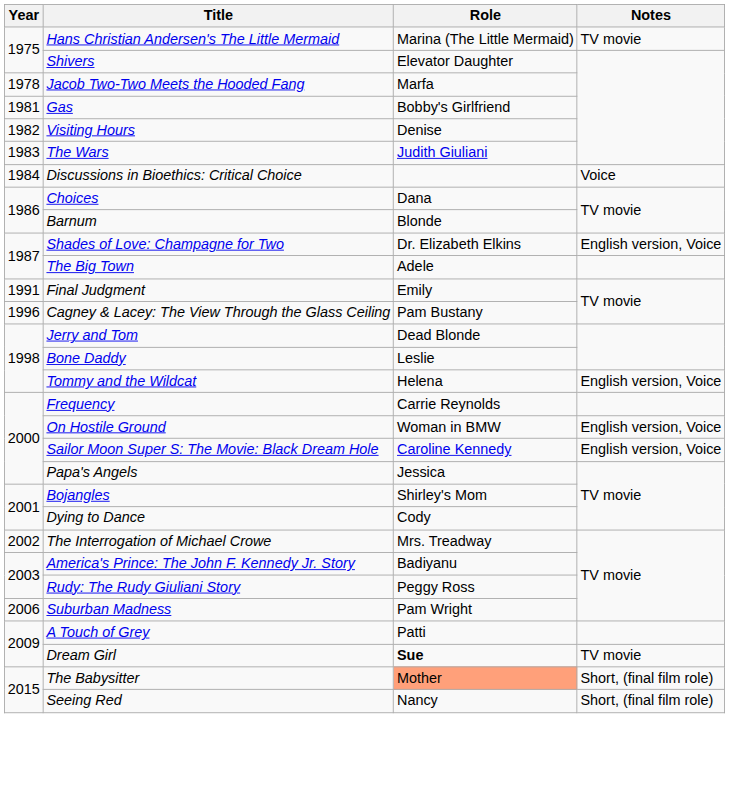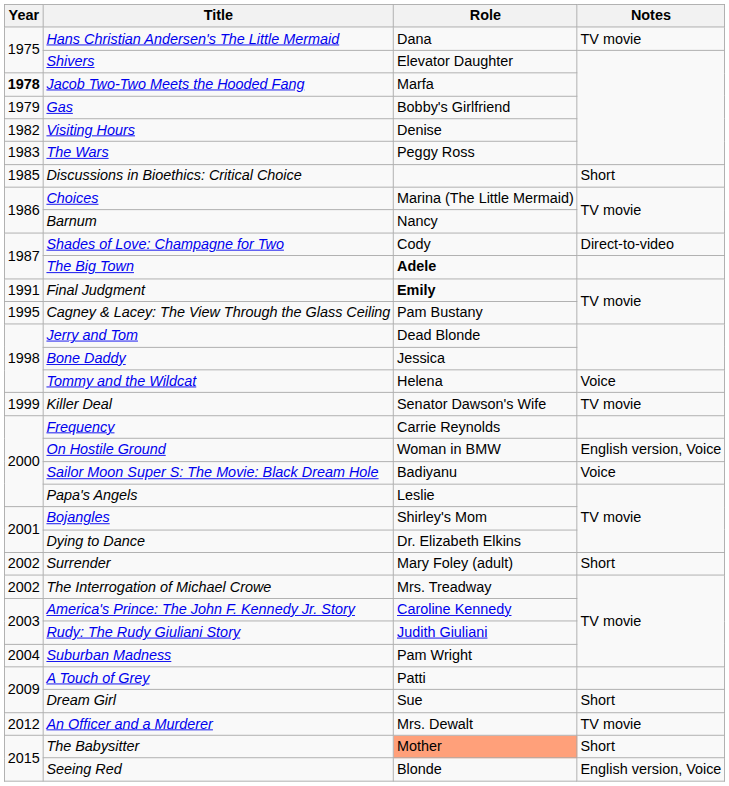(485, 38) Marina (The Little Mermaid) -> (414, 38) Dana
(24, 84) normal -> (24, 84) bold
(24, 107) 1981 -> (24, 107) 1979
(442, 152) Judith Giuliani -> (436, 152) Peggy Ross
(24, 175) 1984 -> (24, 175) 1985
(598, 175) Voice -> (598, 175) Short
(414, 198) Dana -> (485, 198) Marina (The Little Mermaid)
(419, 221) Blonde -> (417, 221) Nancy
(459, 244) Dr. Elizabeth Elkins -> (414, 244) Cody
(651, 244) English version, Voice -> (627, 244) Direct-to-video
(415, 267) normal -> (417, 267) bold
(415, 289) normal -> (416, 289) bold
(24, 312) 1996 -> (24, 312) 1995
(416, 358) Leslie -> (421, 358) Jessica
(651, 381) English version, Voice -> (598, 381) Voice
+ row: (79, 404)
(454, 449) Caroline Kennedy -> (427, 472) Badiyanu
(651, 449) English version, Voice -> (598, 472) Voice
(421, 472) Jessica -> (416, 495) Leslie
(414, 518) Cody -> (459, 541) Dr. Elizabeth Elkins
+ row: (78, 564)
(427, 564) Badiyanu -> (454, 609) Caroline Kennedy
(436, 586) Peggy Ross -> (442, 632) Judith Giuliani
(24, 609) 2006 -> (24, 655) 2004
(410, 655) bold -> (410, 701) normal
(611, 655) TV movie -> (598, 701) Short
+ row: (130, 723)
(647, 678) Short, (final film role) -> (598, 746) Short
(417, 701) Nancy -> (419, 769) Blonde
(647, 701) Short, (final film role) -> (651, 769) English version, Voice
